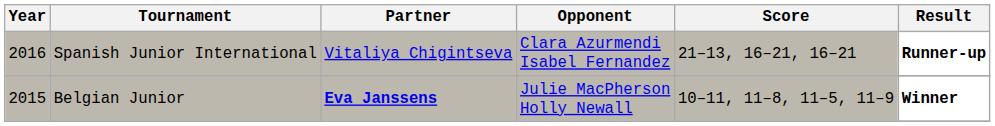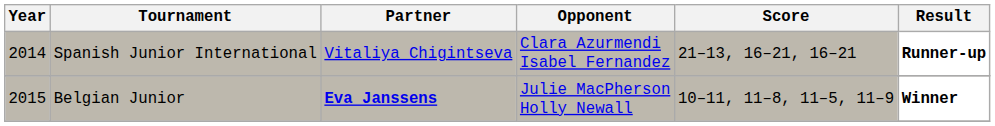(27, 53) 2016 -> (27, 53) 2014
